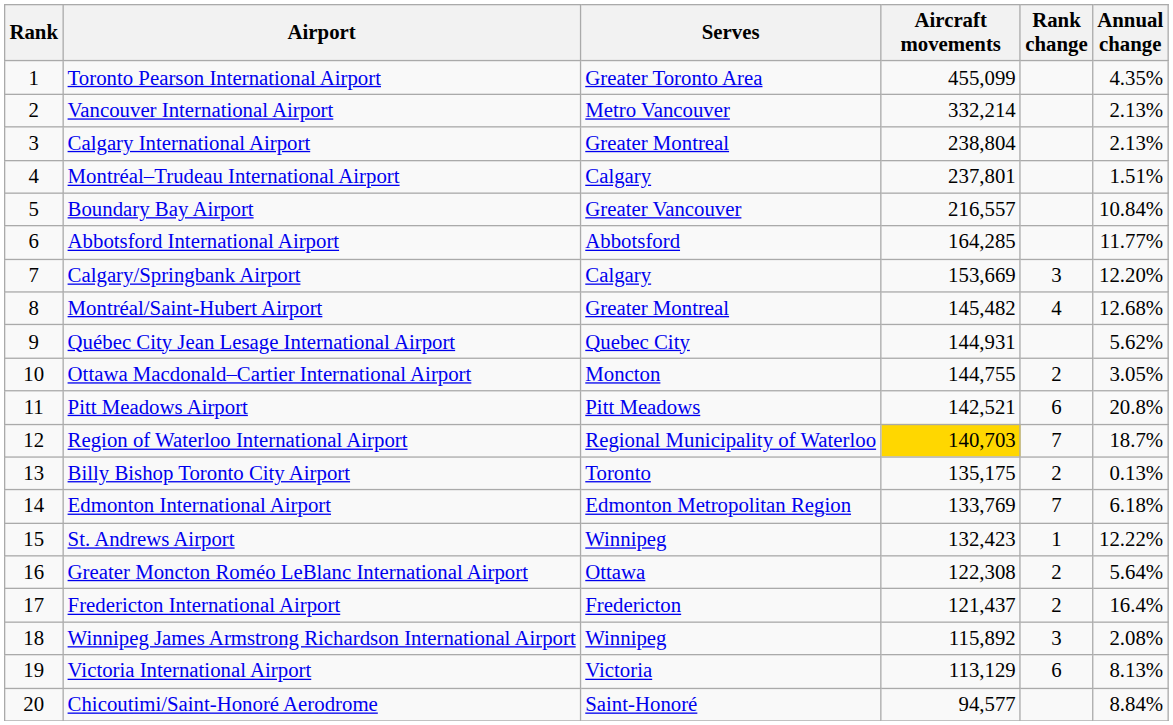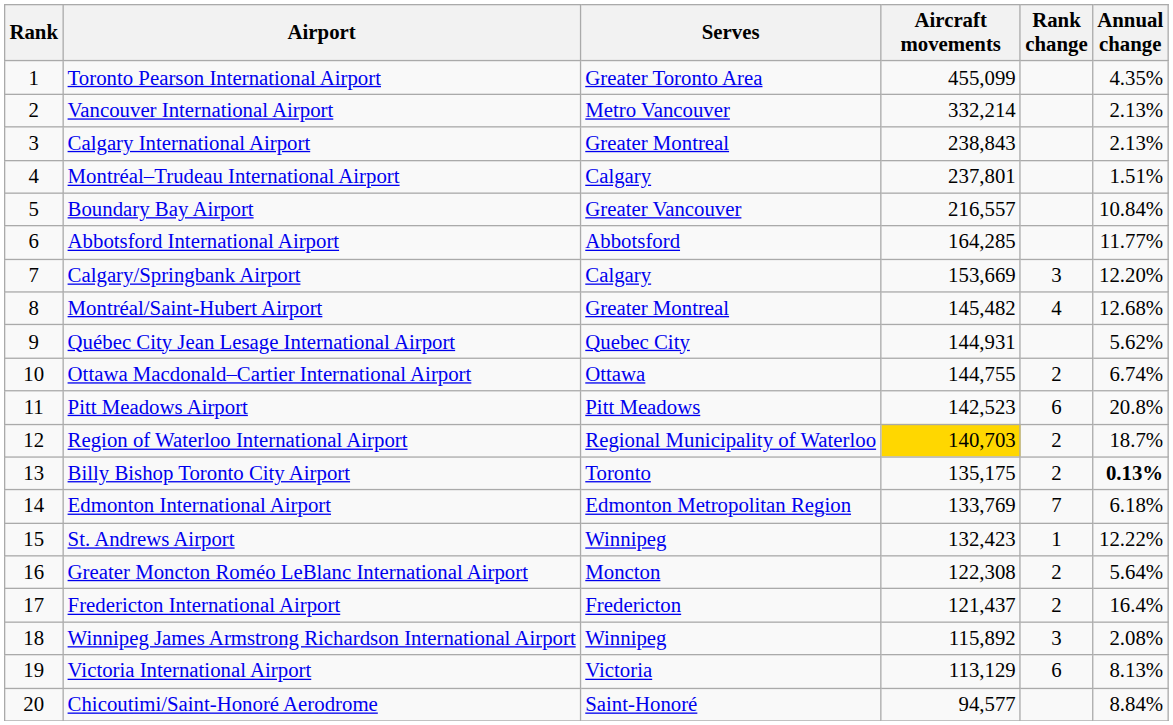(982, 143) 238,804 -> (982, 143) 238,843
(623, 374) Moncton -> (615, 374) Ottawa
(1136, 374) 3.05% -> (1136, 374) 6.74%
(982, 407) 142,521 -> (982, 407) 142,523
(1056, 440) 7 -> (1056, 440) 2
(1136, 473) normal -> (1135, 473) bold
(615, 572) Ottawa -> (623, 572) Moncton
